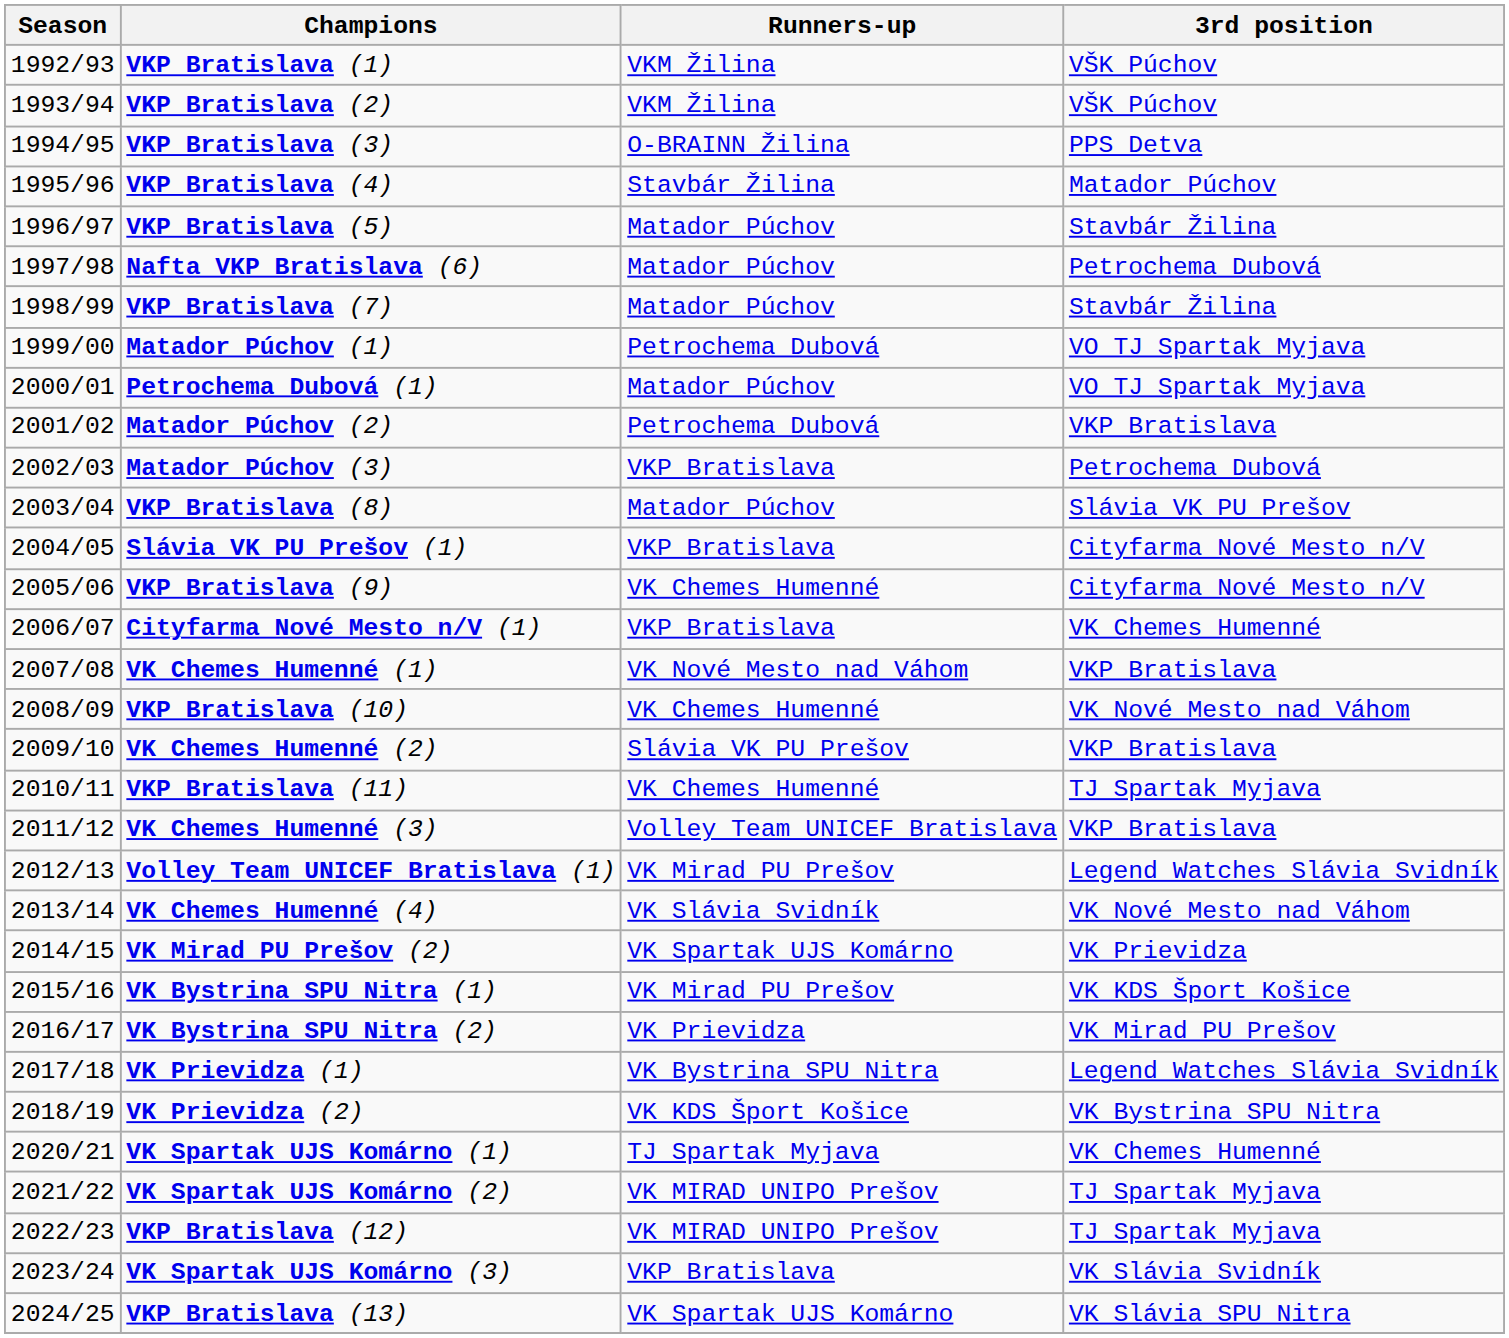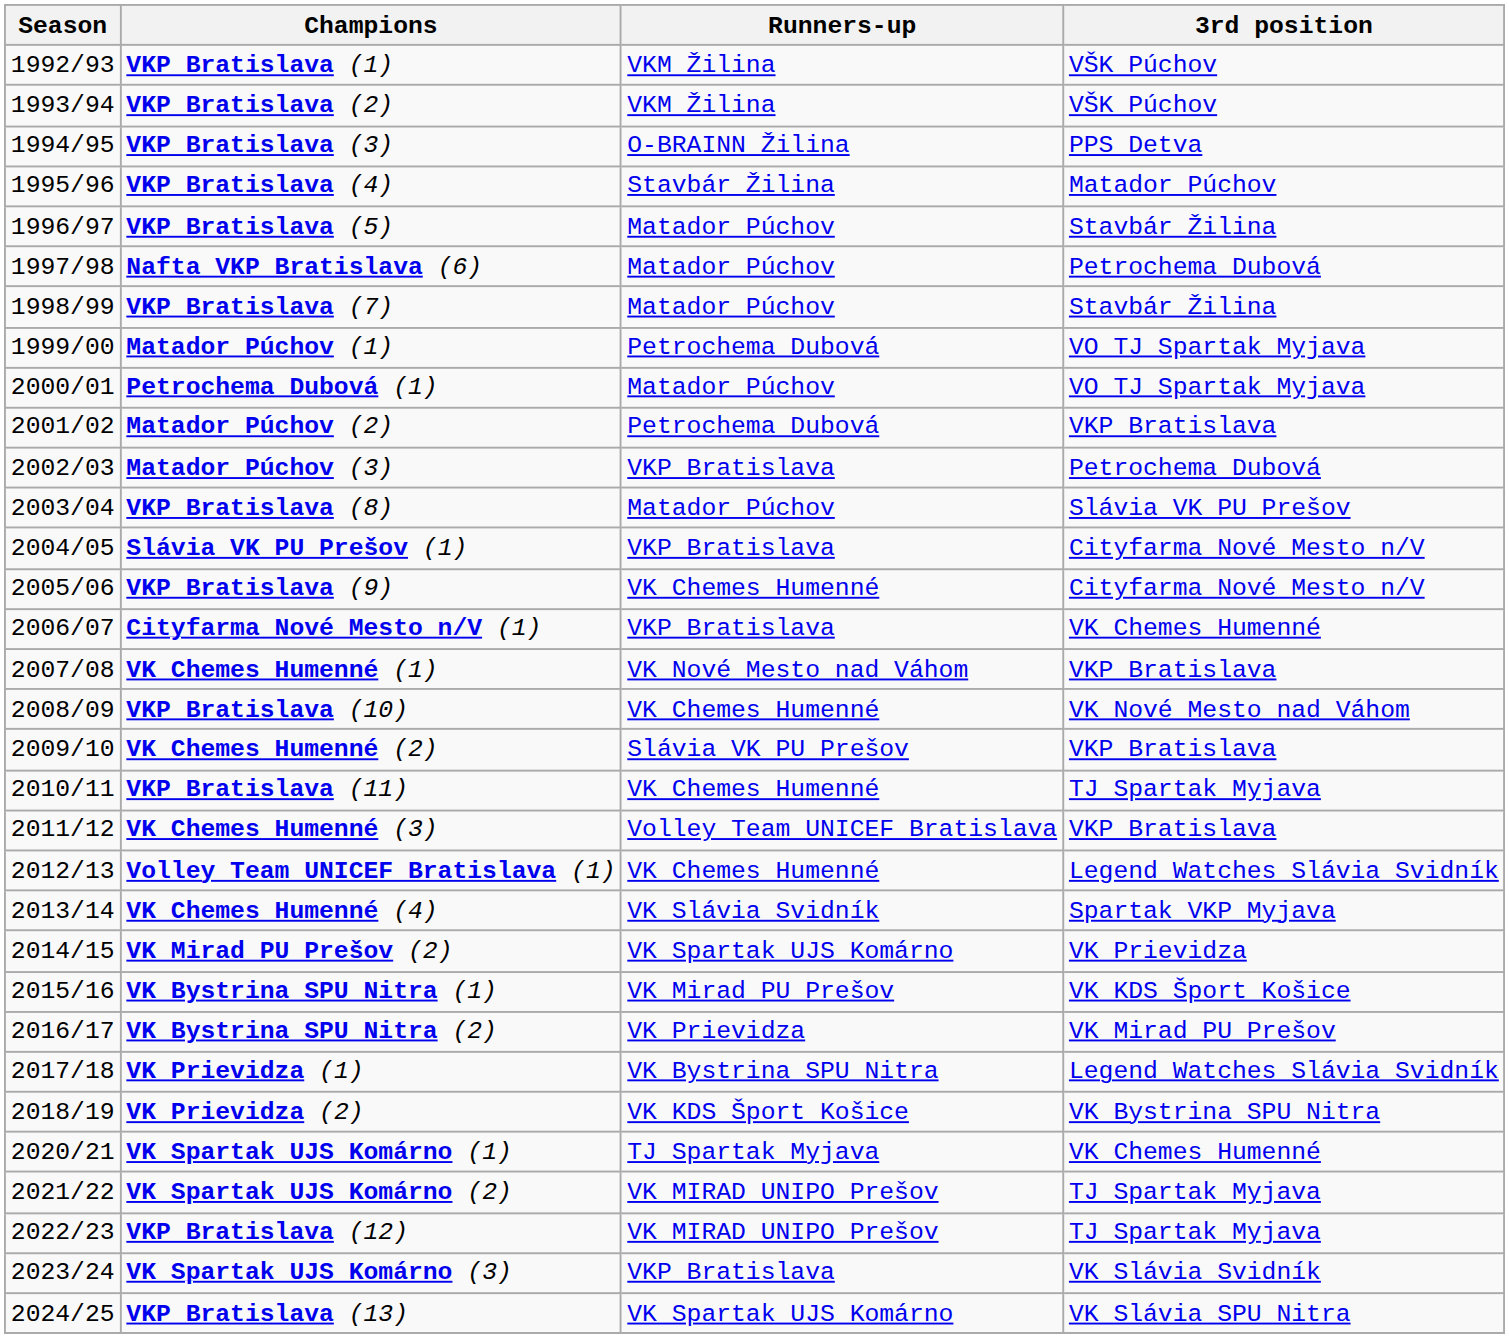(761, 870) VK Mirad PU Prešov -> (753, 870) VK Chemes Humenné
(1239, 911) VK Nové Mesto nad Váhom -> (1202, 911) Spartak VKP Myjava
